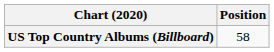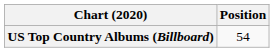(243, 36) 58 -> (243, 36) 54
